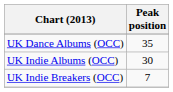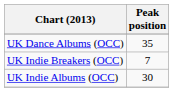rows swapped: (63, 60) <-> (65, 78)
